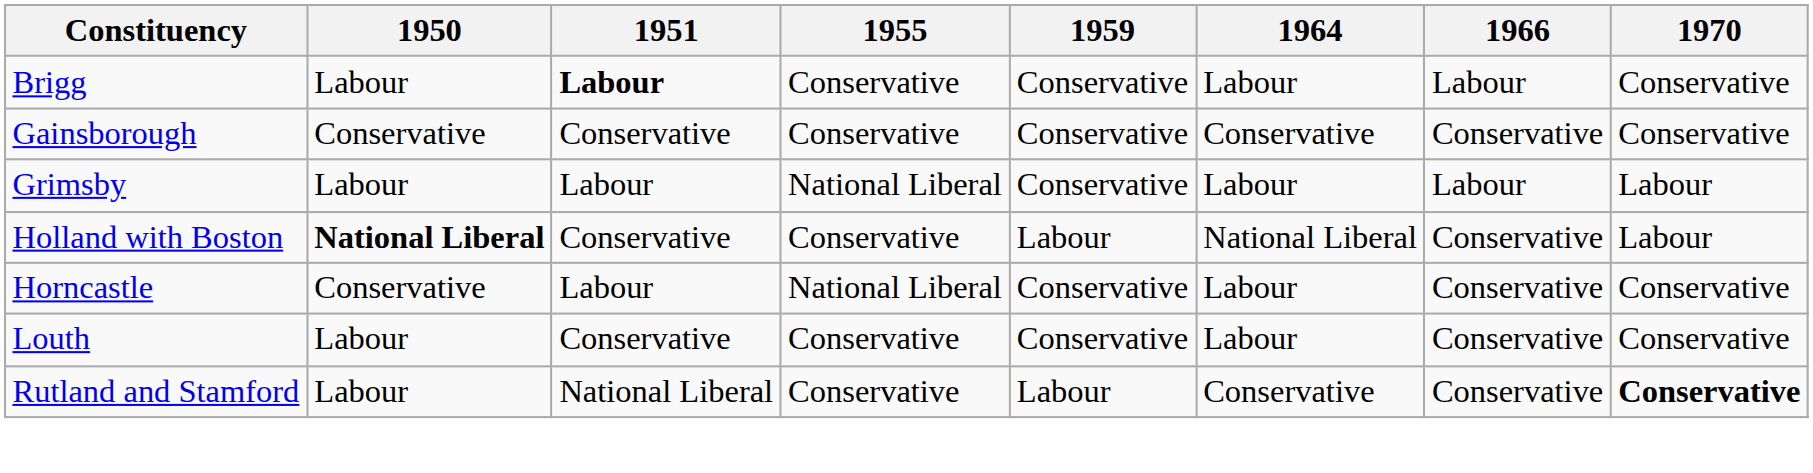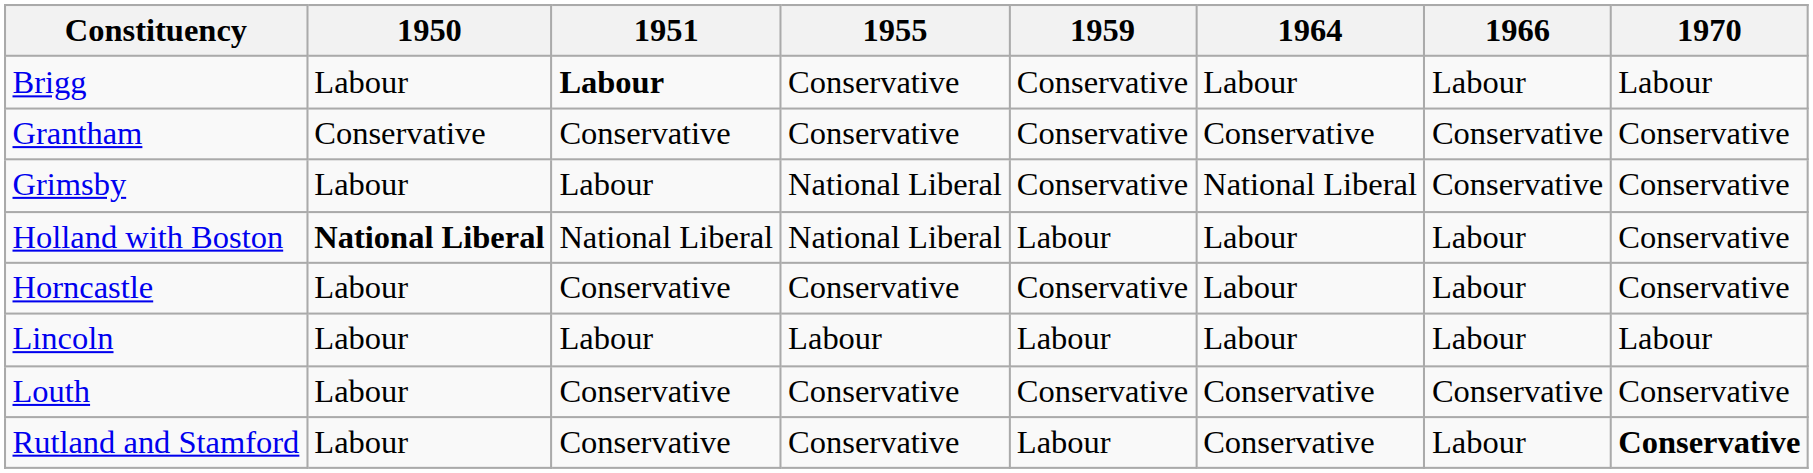(1704, 81) Conservative -> (1665, 81) Labour
- row: (105, 133)
+ row: (77, 133)
(1250, 184) Labour -> (1310, 184) National Liberal
(1479, 184) Labour -> (1518, 184) Conservative
(1665, 184) Labour -> (1704, 184) Conservative
(645, 236) Conservative -> (666, 236) National Liberal
(874, 236) Conservative -> (895, 236) National Liberal
(1310, 236) National Liberal -> (1250, 236) Labour
(1518, 236) Conservative -> (1479, 236) Labour
(1665, 236) Labour -> (1704, 236) Conservative
(400, 287) Conservative -> (361, 287) Labour
(606, 287) Labour -> (645, 287) Conservative
(895, 287) National Liberal -> (874, 287) Conservative
(1518, 287) Conservative -> (1479, 287) Labour
+ row: (63, 339)
(1250, 339) Labour -> (1289, 390) Conservative
(666, 390) National Liberal -> (645, 442) Conservative
(1518, 390) Conservative -> (1479, 442) Labour
